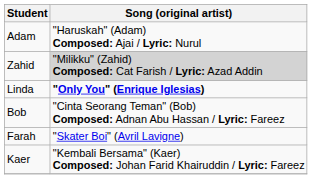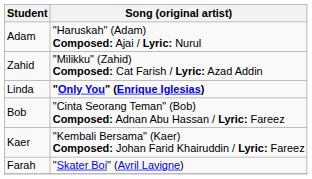(158, 66) lightgrey background -> (158, 66) no background
rows swapped: (21, 136) <-> (18, 160)
